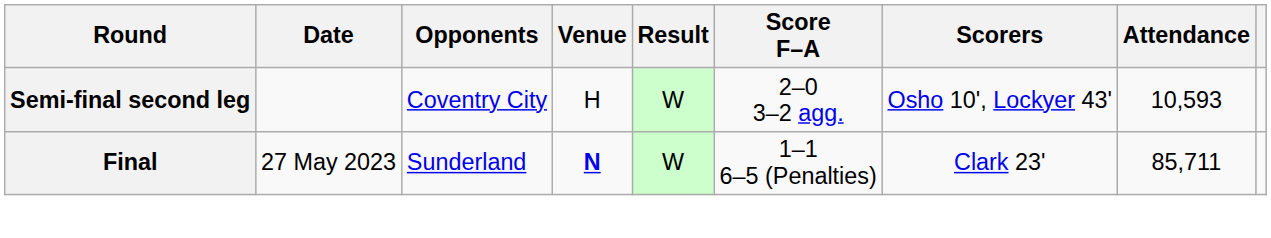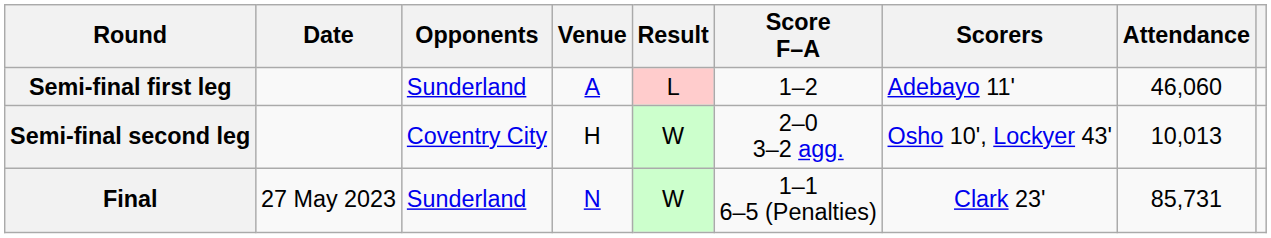+ row: (130, 86)
(1186, 99) 10,593 -> (1186, 136) 10,013
(592, 162) bold -> (592, 199) normal
(1186, 162) 85,711 -> (1186, 199) 85,731
